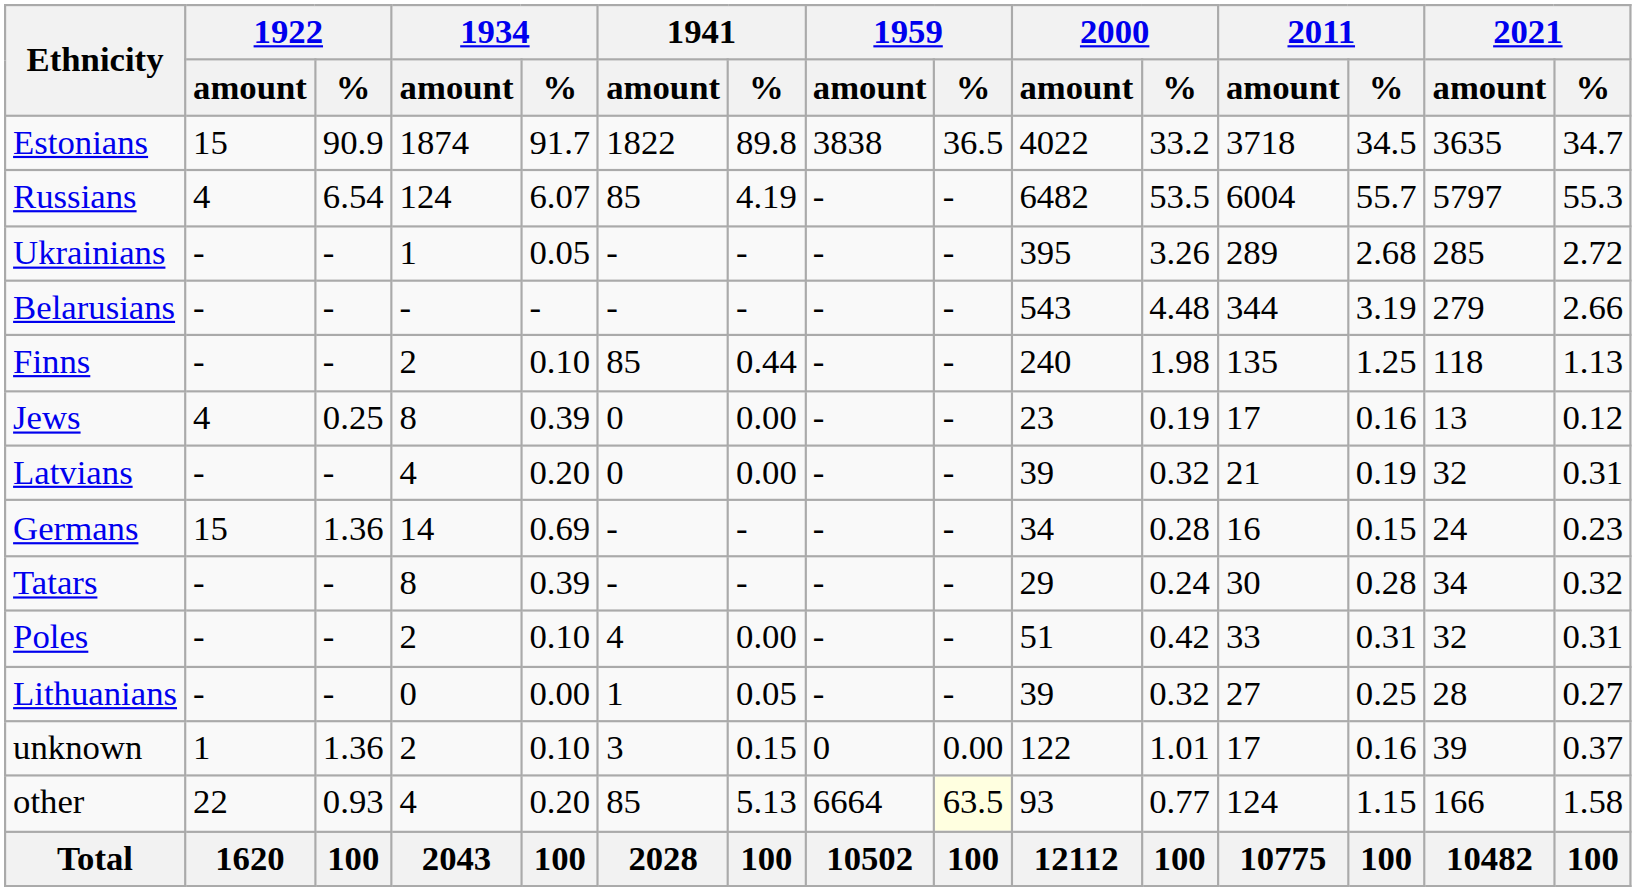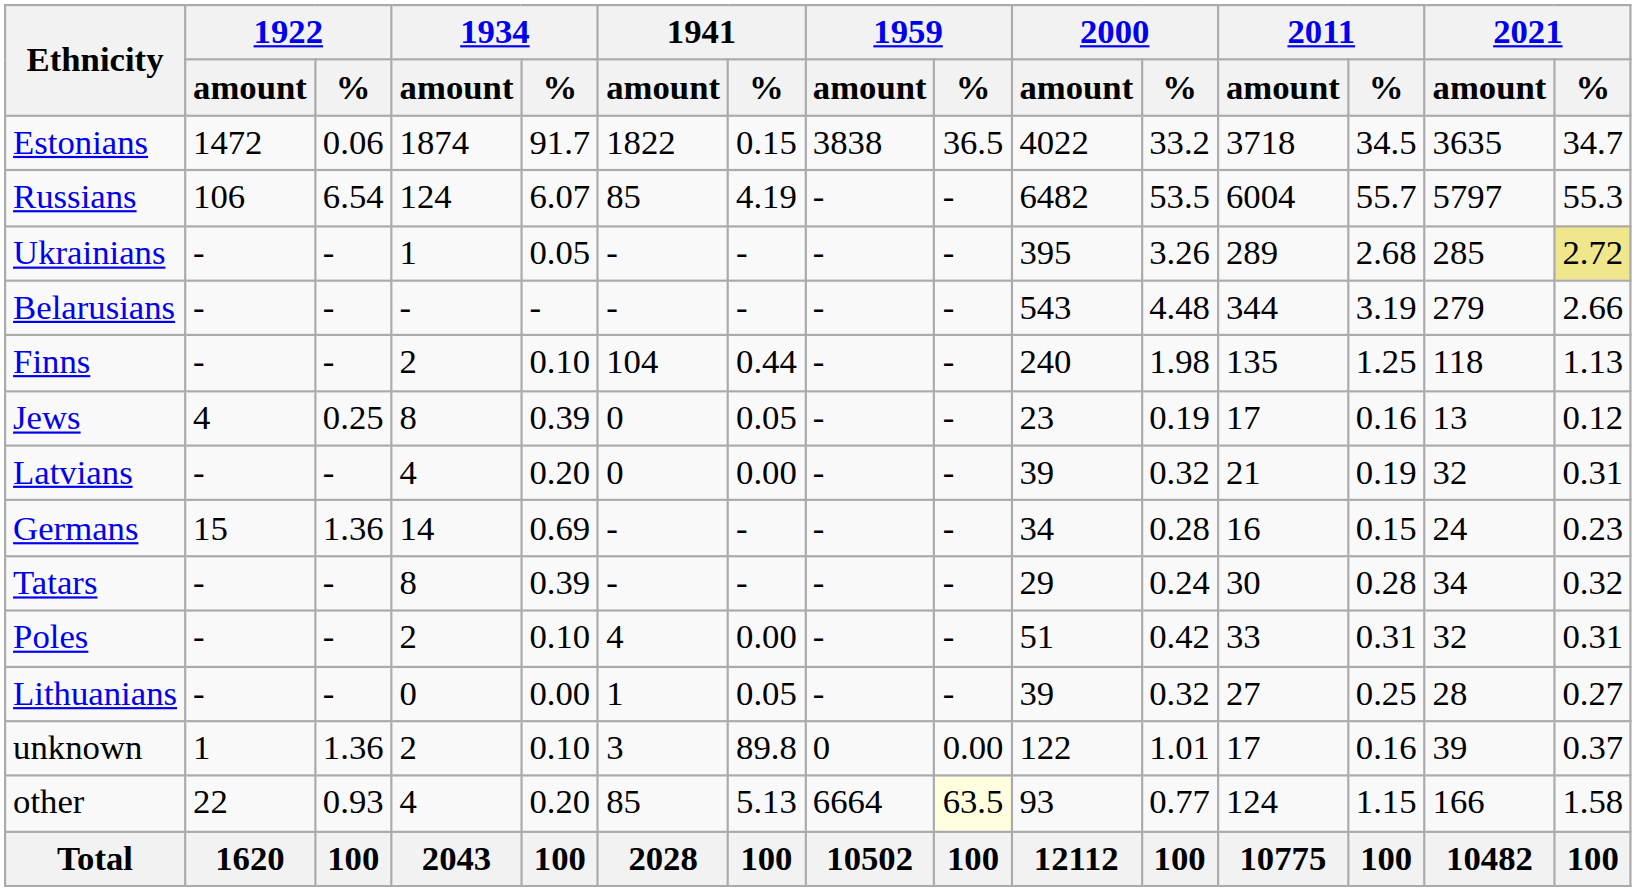(210, 142) 15 -> (228, 142) 1472
(353, 142) 90.9 -> (353, 142) 0.06
(766, 142) 89.8 -> (766, 142) 0.15
(202, 197) 4 -> (219, 197) 106
(1593, 252) no background -> (1593, 252) khaki background
(624, 362) 85 -> (632, 362) 104
(766, 417) 0.00 -> (766, 417) 0.05
(766, 747) 0.15 -> (766, 747) 89.8
